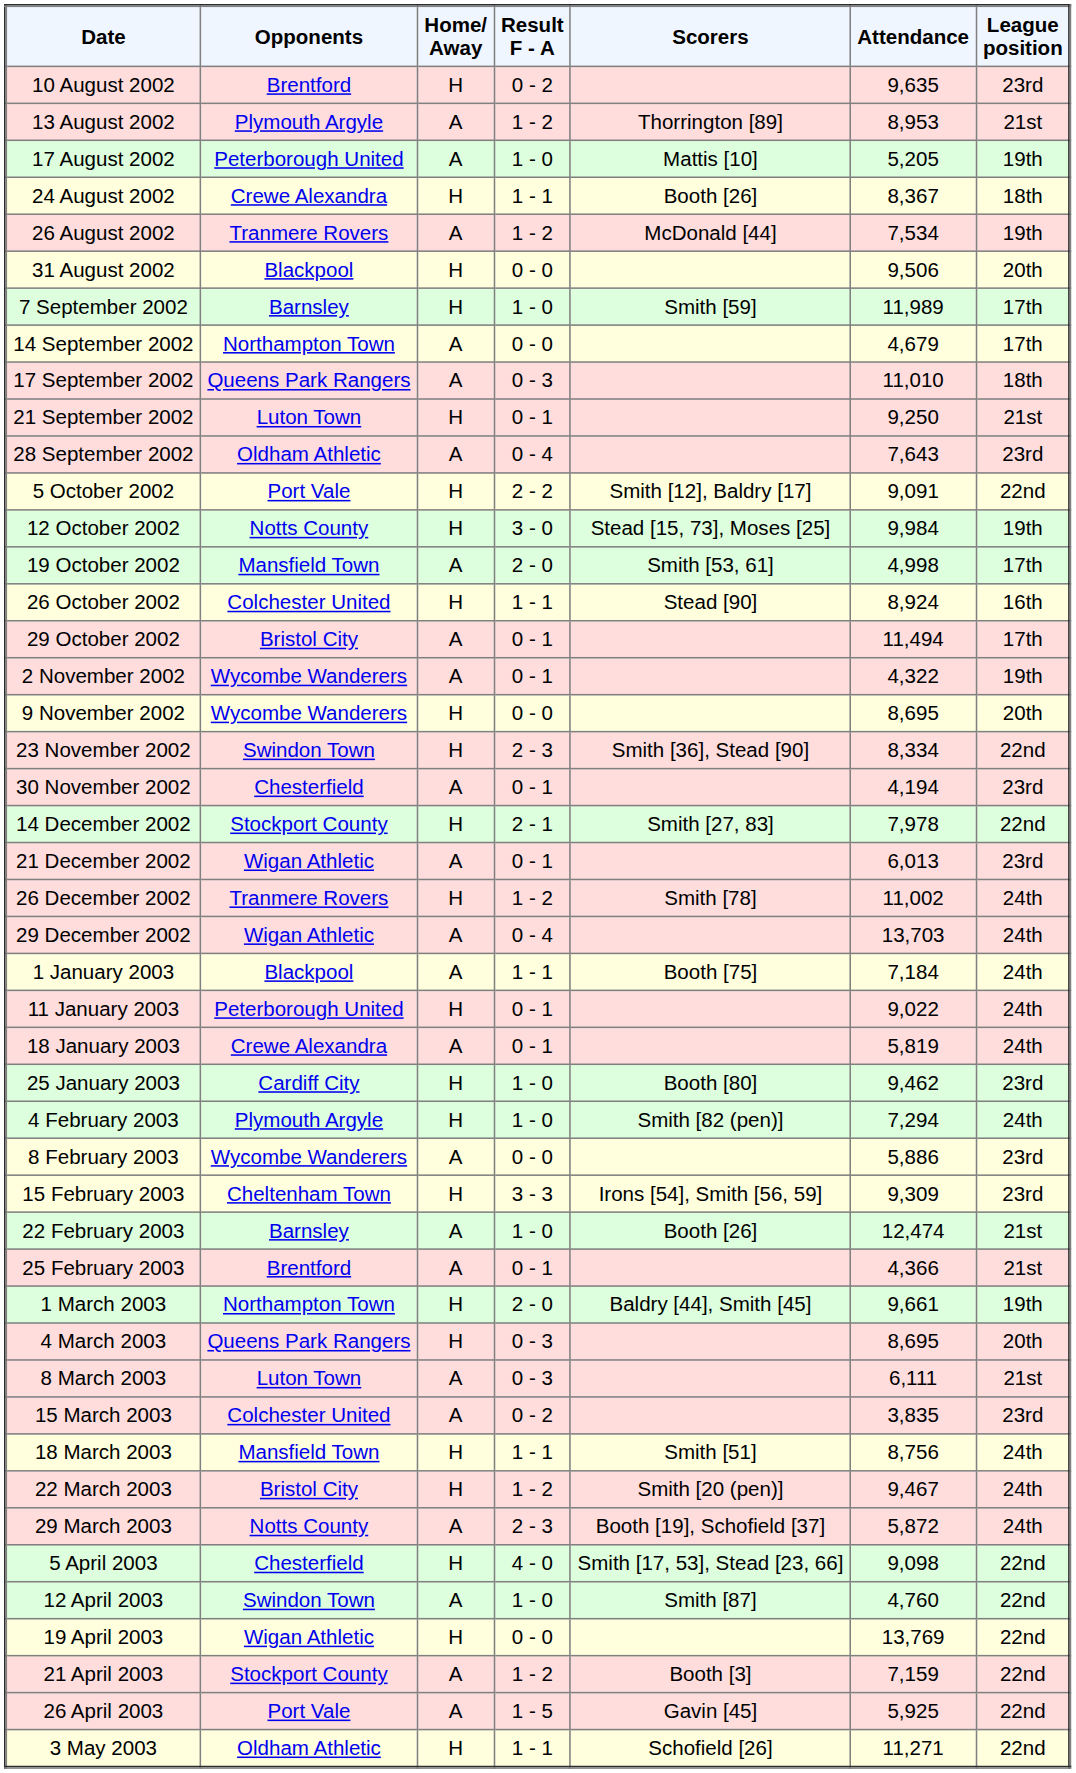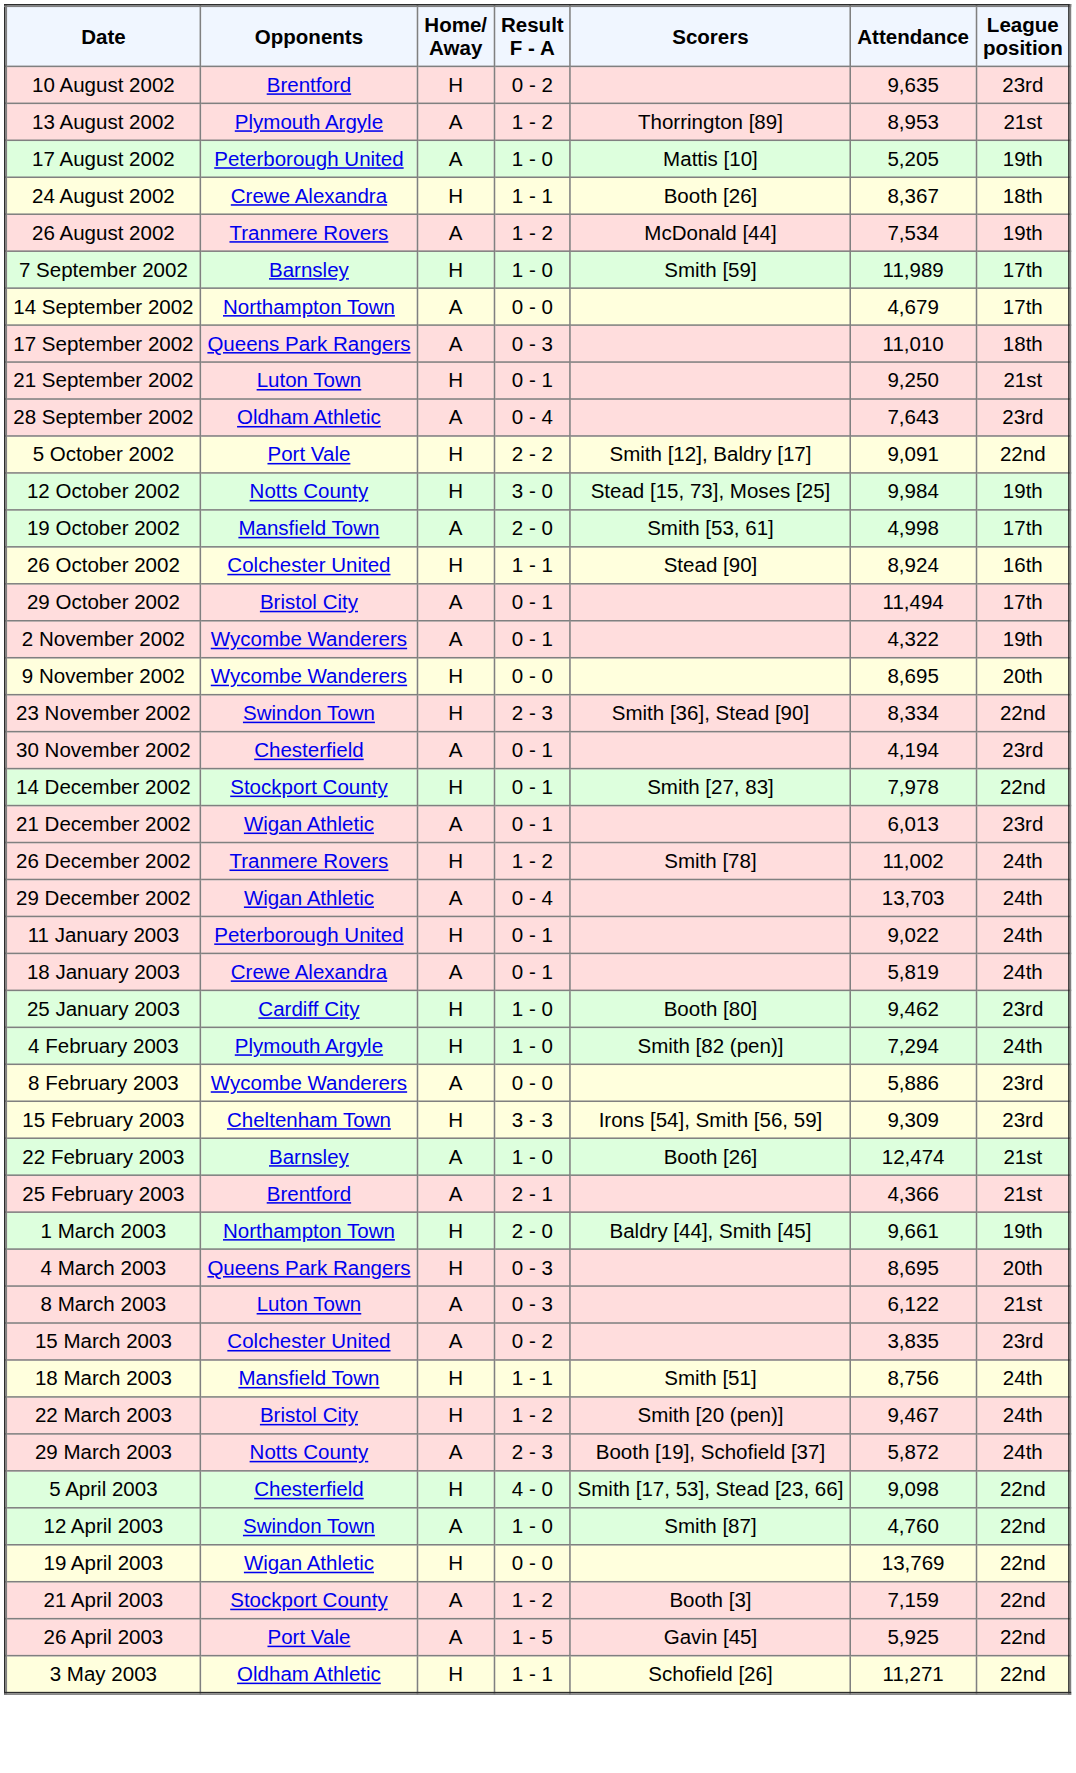- row: (103, 270)
(532, 824) 2 - 1 -> (532, 787) 0 - 1
- row: (103, 972)
(532, 1268) 0 - 1 -> (532, 1194) 2 - 1
(913, 1378) 6,111 -> (913, 1305) 6,122
